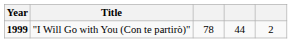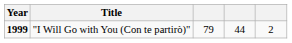(208, 29) 78 -> (208, 29) 79
